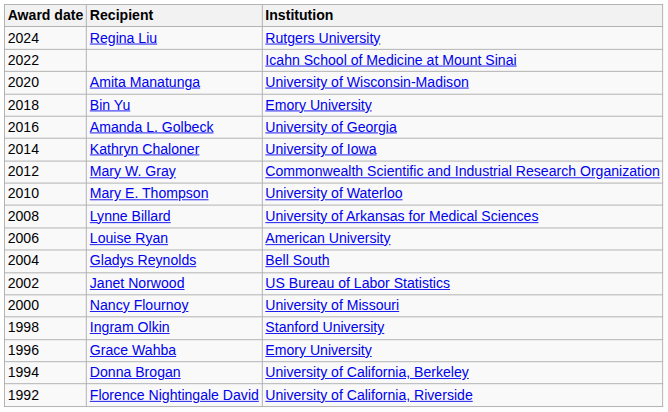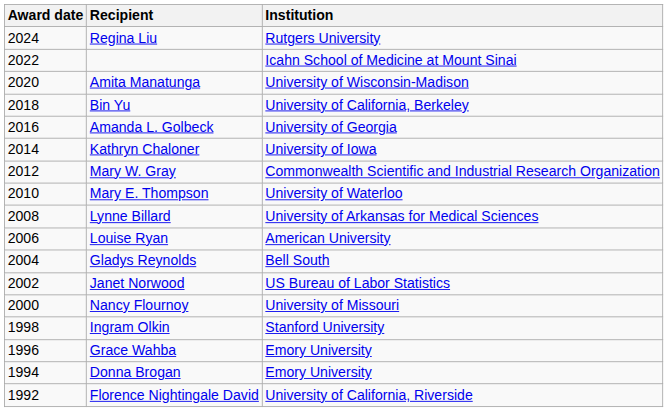(319, 104) Emory University -> (367, 104) University of California, Berkeley
(367, 372) University of California, Berkeley -> (319, 372) Emory University
